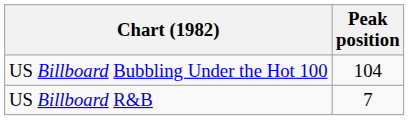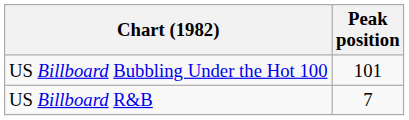(368, 70) 104 -> (368, 70) 101
